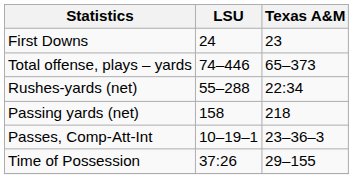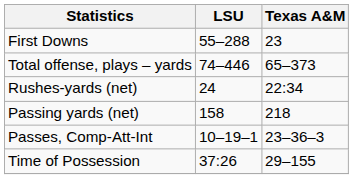(207, 40) 24 -> (224, 40) 55–288
(224, 88) 55–288 -> (207, 88) 24
